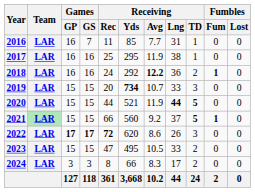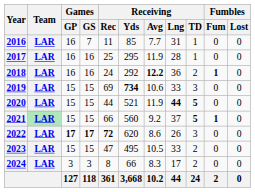(176, 57) 38 -> (176, 57) 28
(108, 88) 20 -> (108, 88) 69
(155, 88) 10.7 -> (155, 88) 10.6
